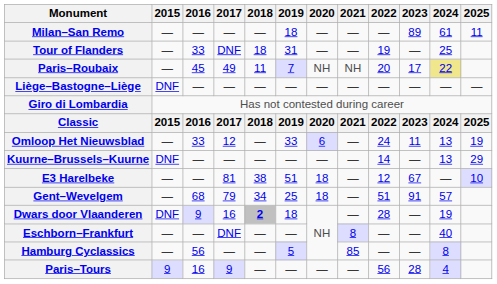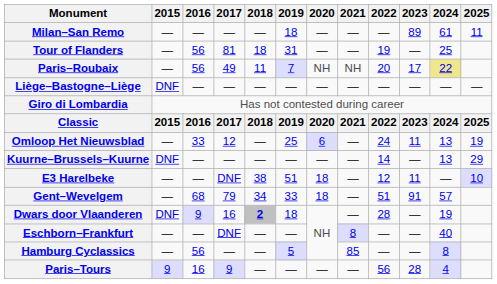(198, 50) 33 -> (198, 50) 56
(229, 50) DNF -> (229, 50) 81
(198, 68) 45 -> (198, 68) 56
(291, 141) 33 -> (291, 141) 25
(229, 178) 81 -> (229, 178) DNF
(415, 178) 67 -> (415, 178) 11
(291, 196) 25 -> (291, 196) 33
